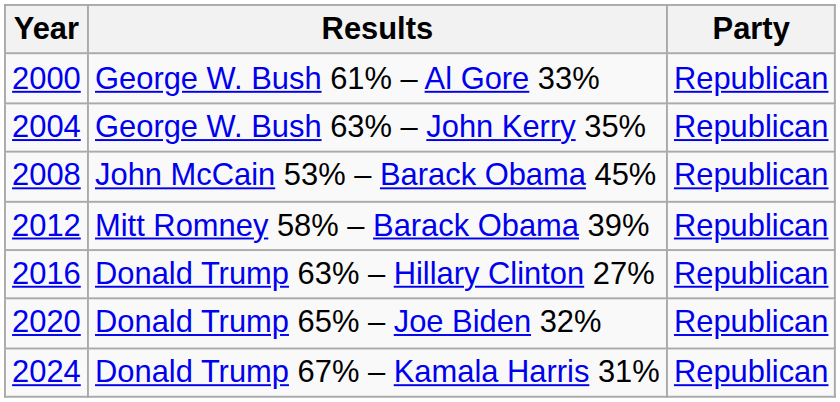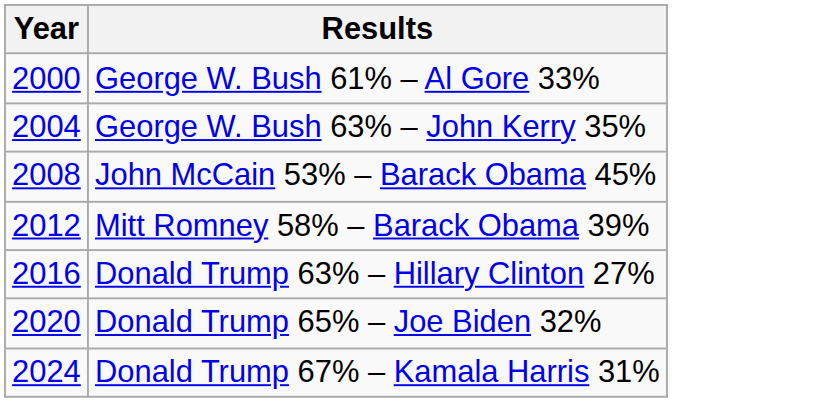- column: (751, 28)
